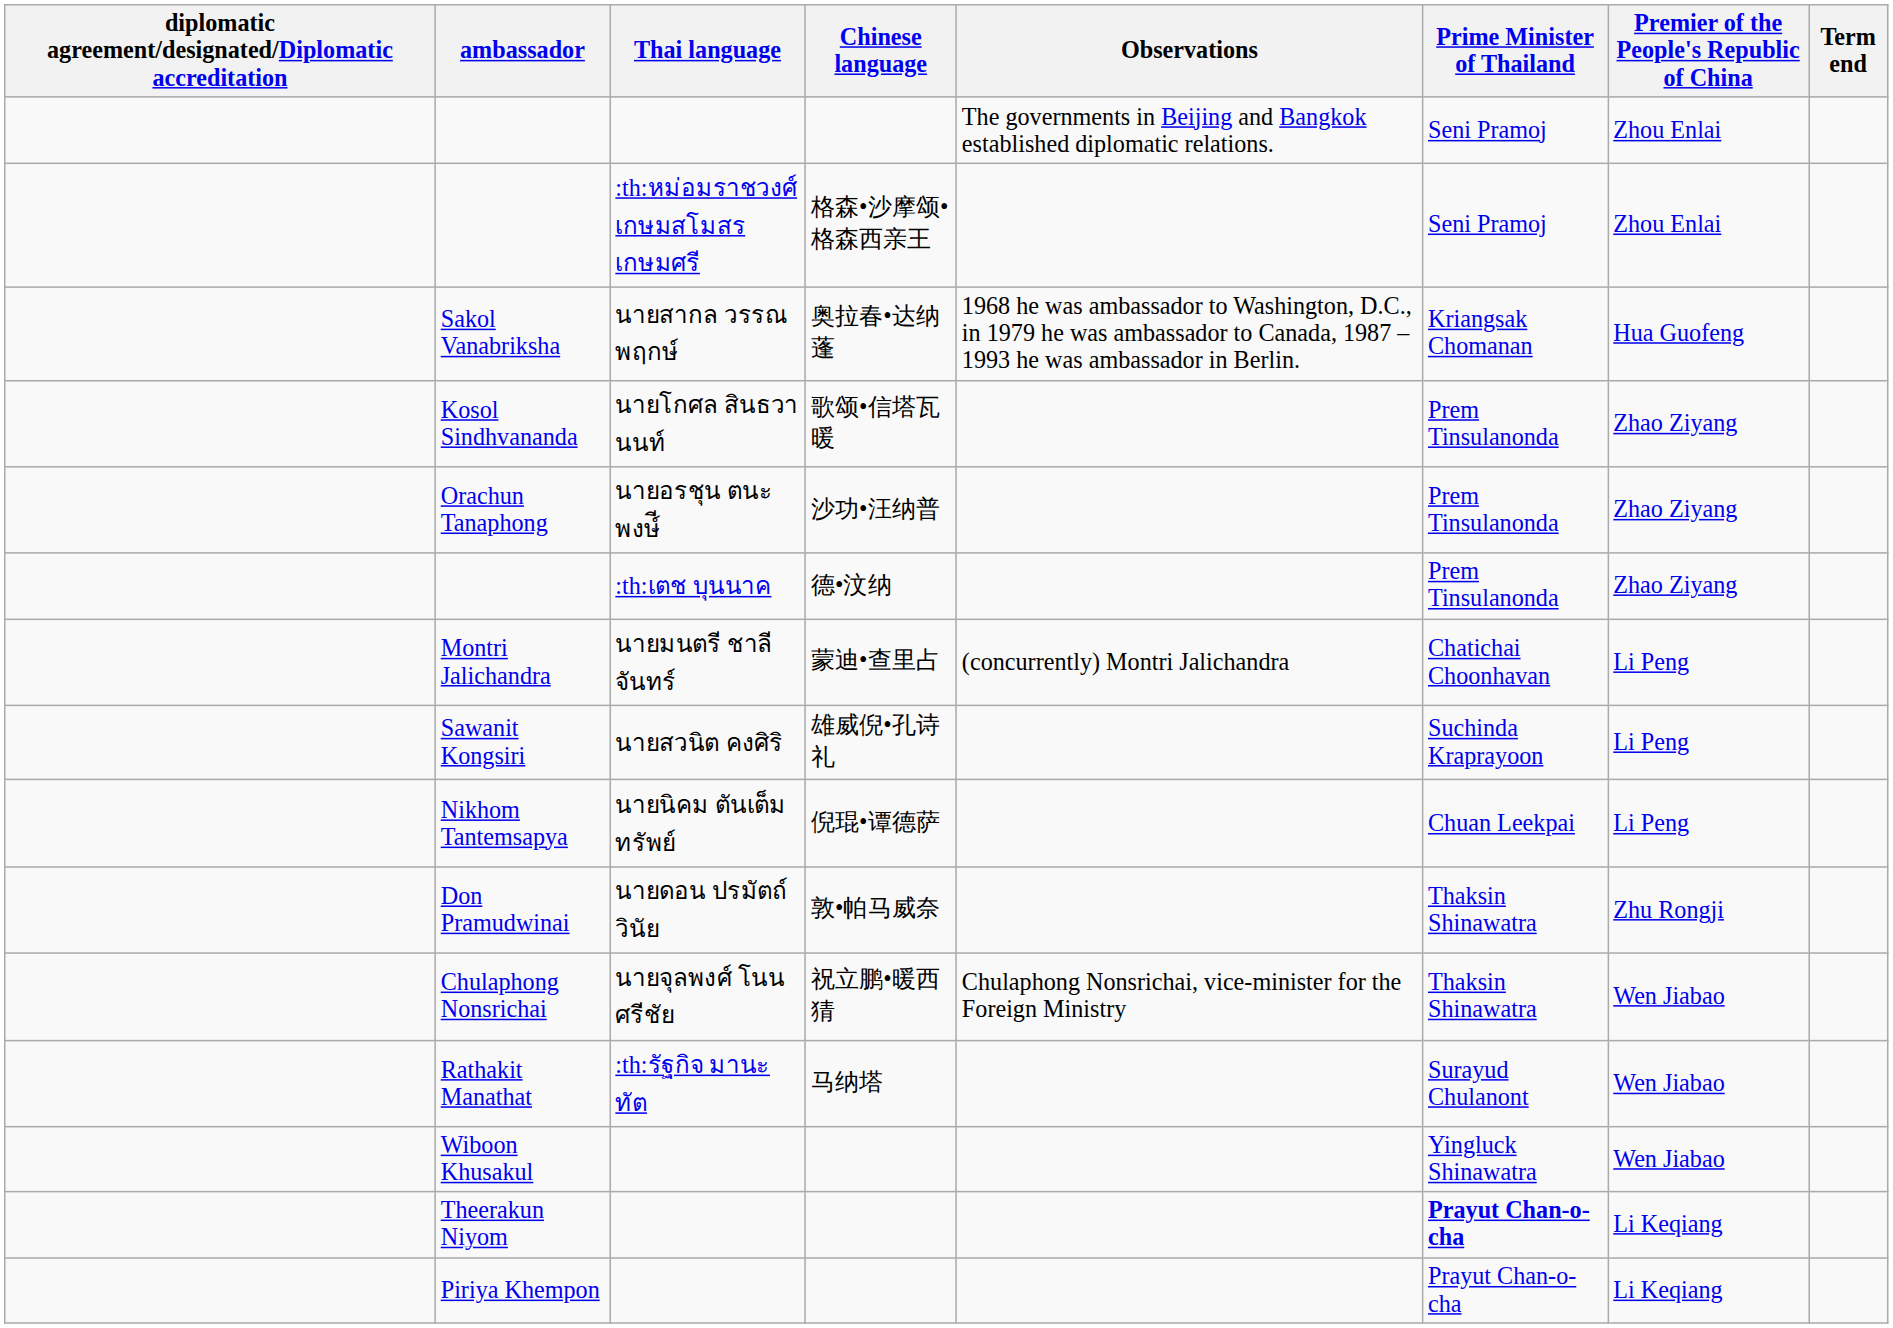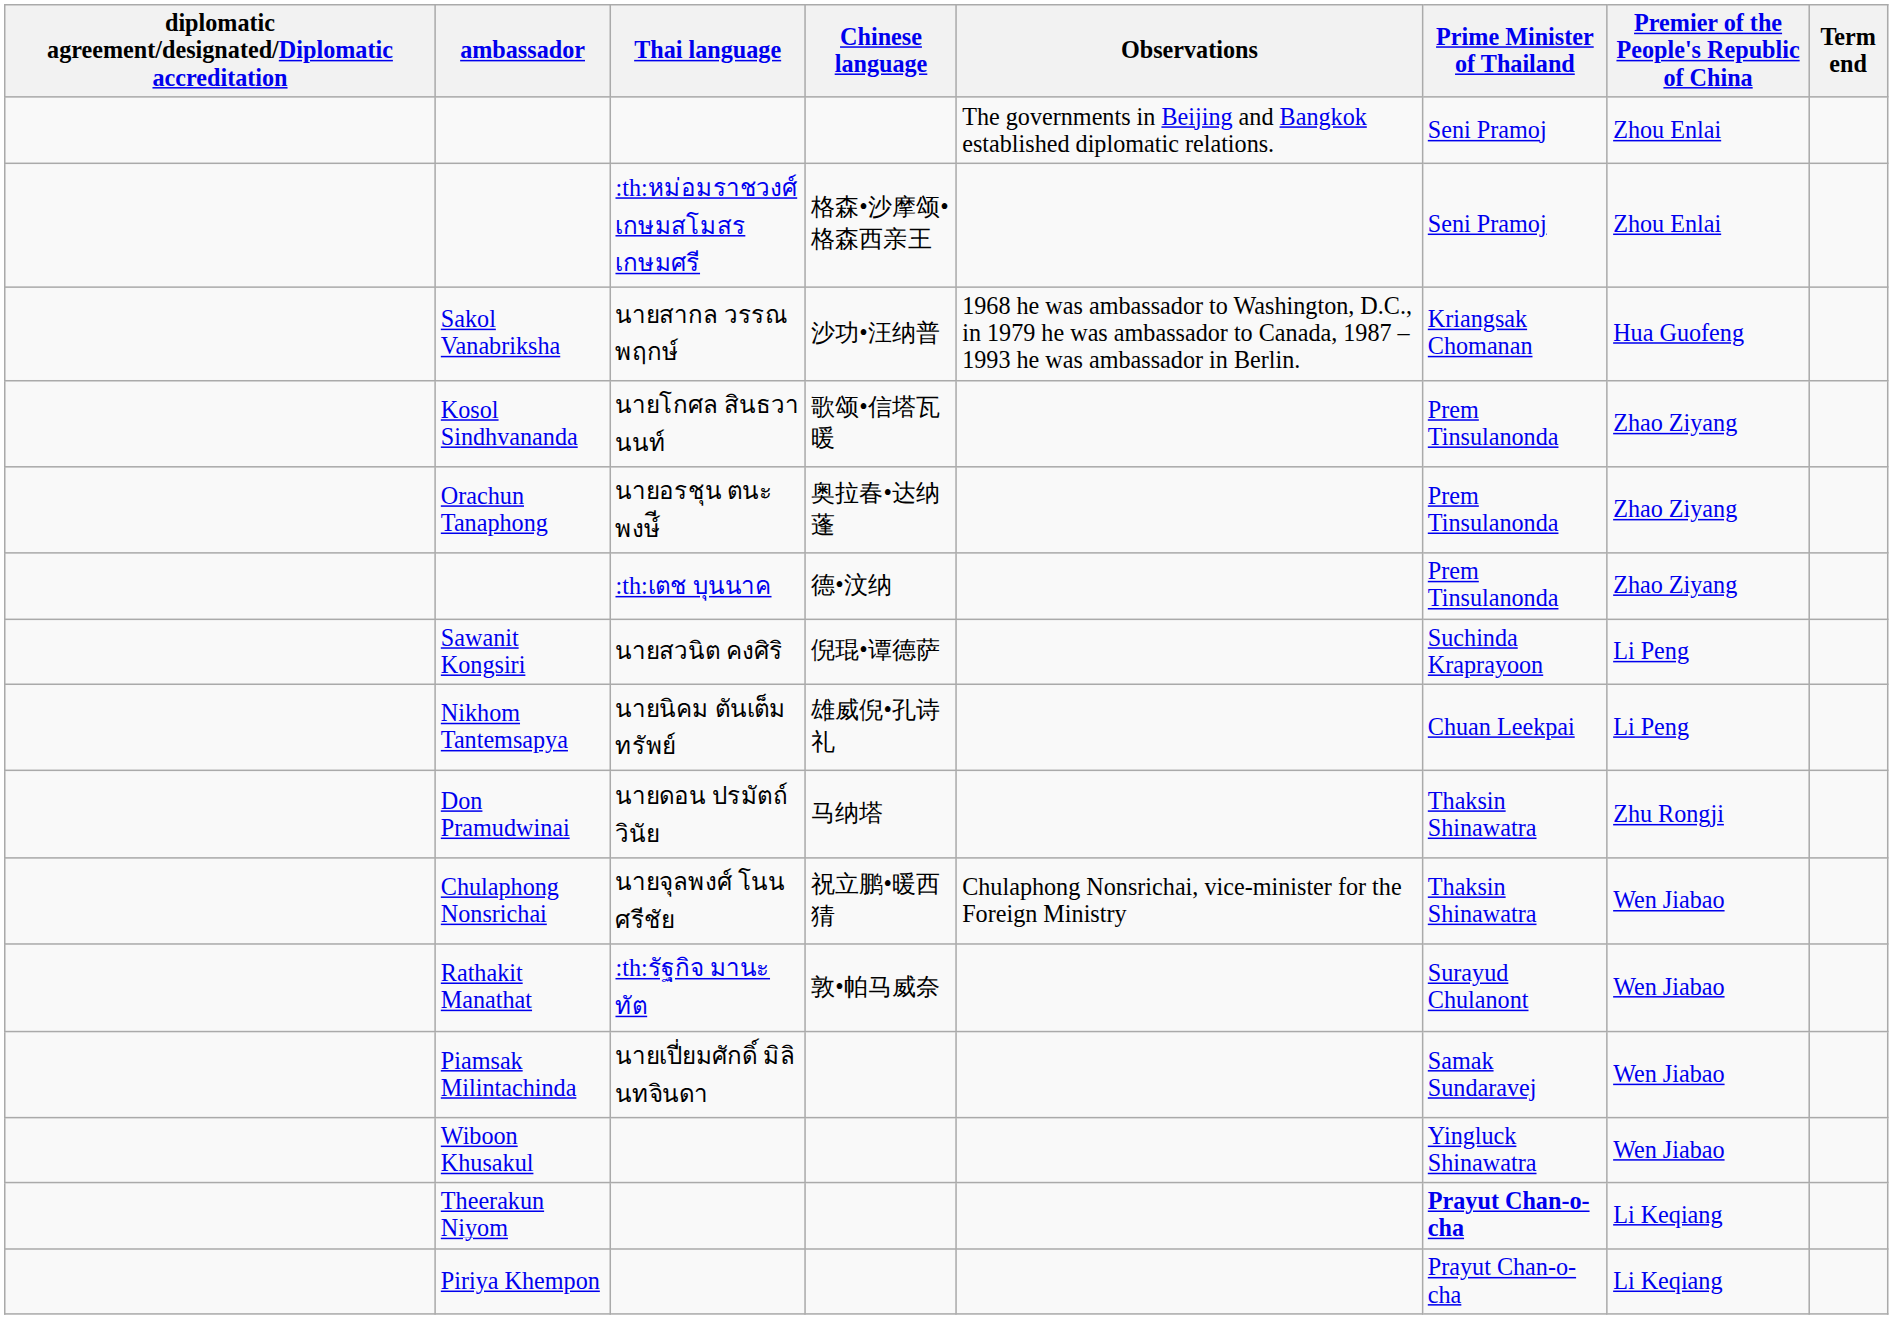(875, 332) 奥拉春•达纳蓬 -> (876, 332) 沙功•汪纳普
(875, 508) 沙功•汪纳普 -> (876, 508) 奥拉春•达纳蓬
- row: (496, 661)
(875, 741) 雄威倪•孔诗礼 -> (876, 650) 倪琨•谭德萨
(875, 822) 倪琨•谭德萨 -> (876, 726) 雄威倪•孔诗礼
(875, 908) 敦•帕马威奈 -> (847, 813) 马纳塔
(847, 1082) 马纳塔 -> (876, 986) 敦•帕马威奈
+ row: (509, 1073)
